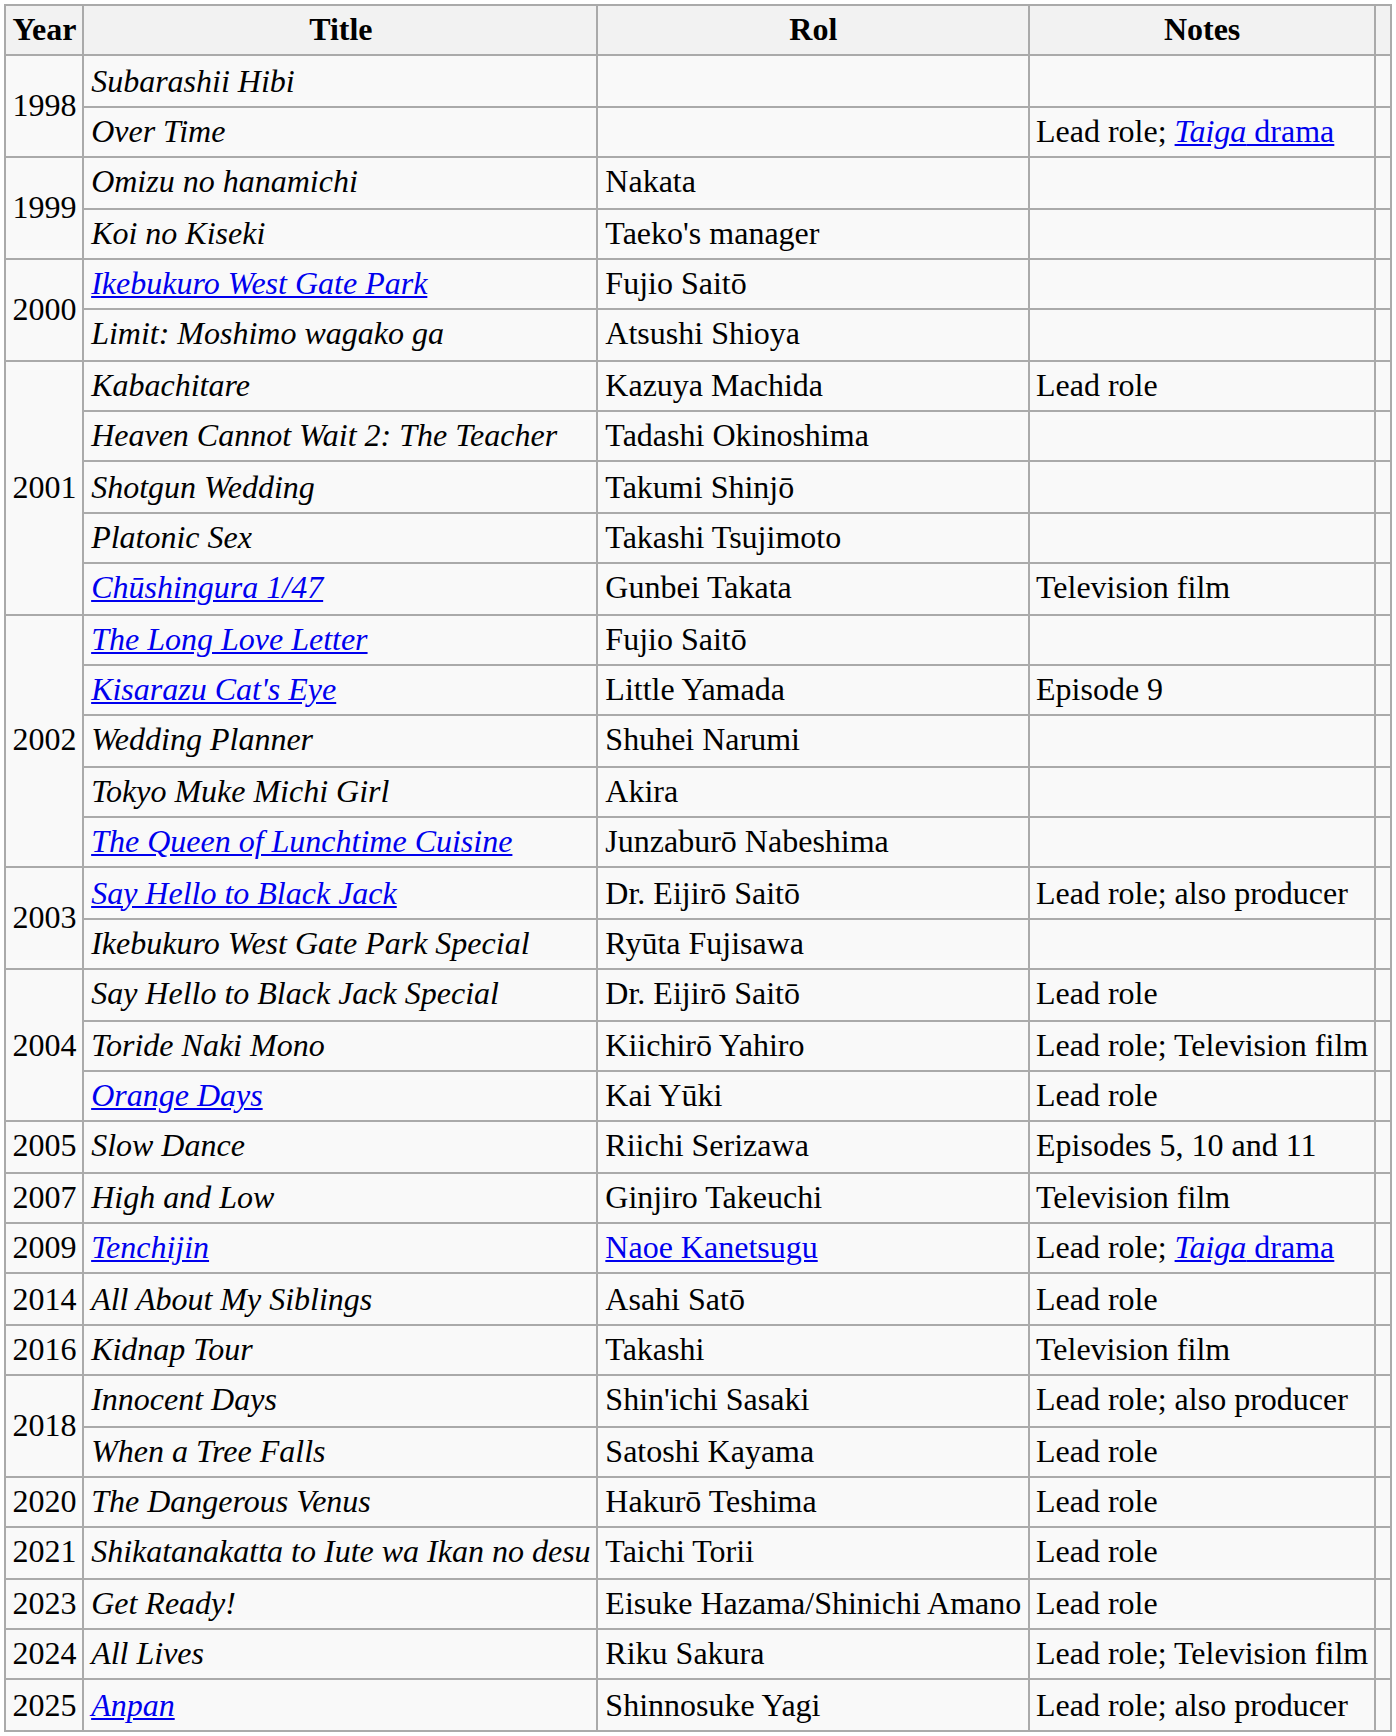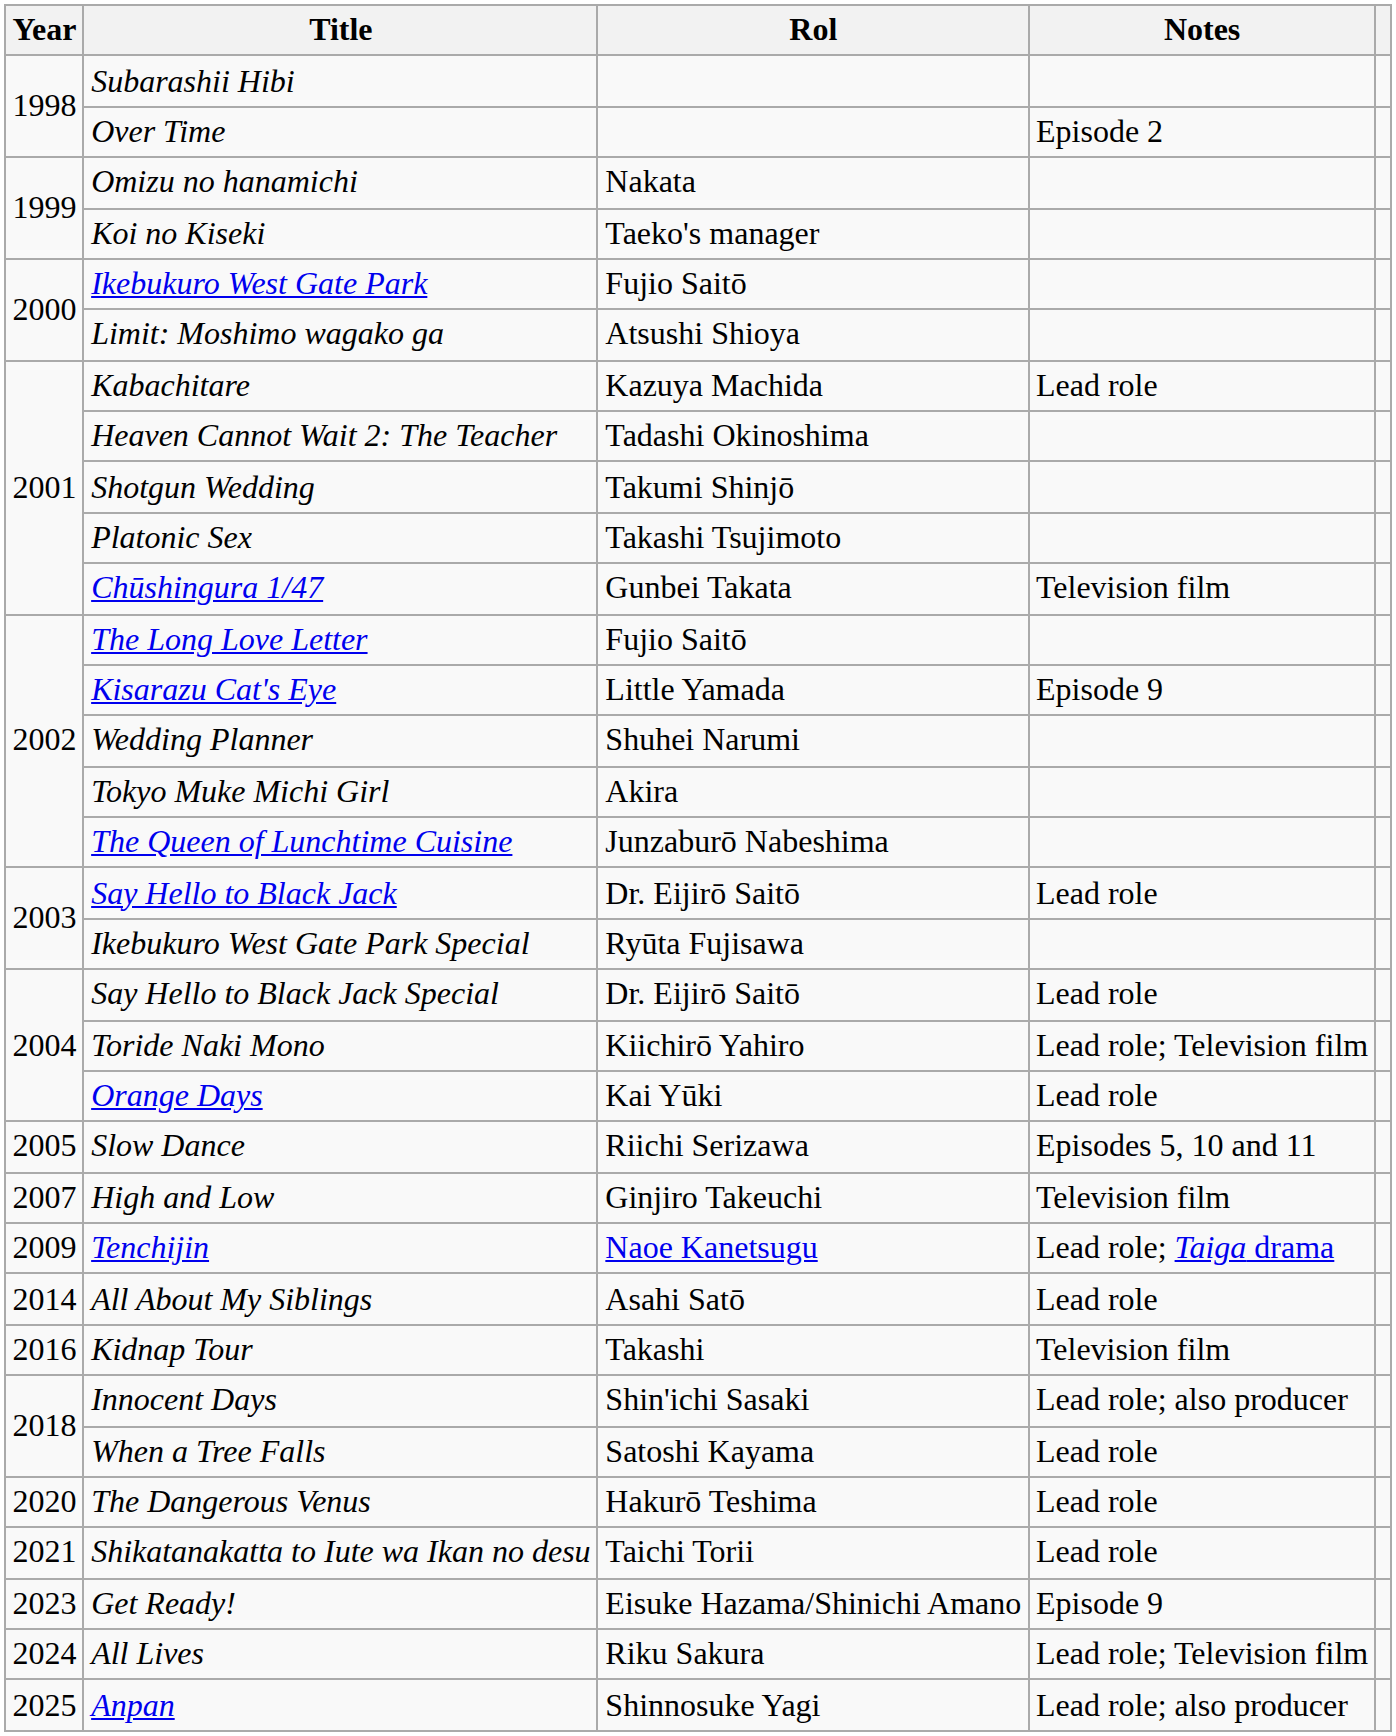(1185, 131) Lead role; Taiga drama -> (1100, 131) Episode 2
(1192, 892) Lead role; also producer -> (1097, 892) Lead role
(1097, 1603) Lead role -> (1100, 1603) Episode 9
